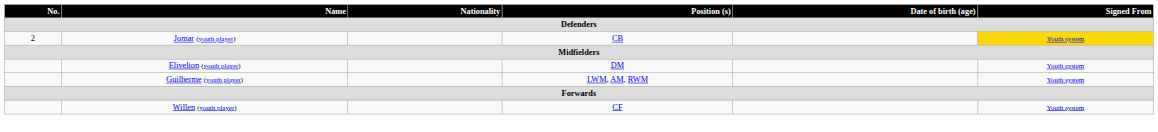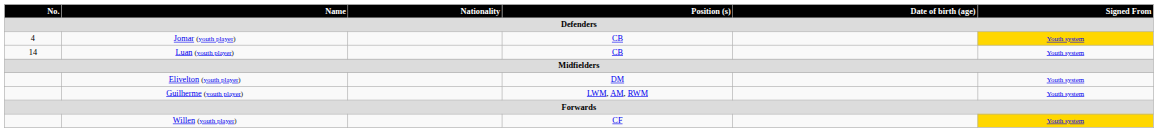(33, 38) 2 -> (33, 38) 4
+ row: (205, 51)
(1065, 107) no background -> (1065, 120) gold background
